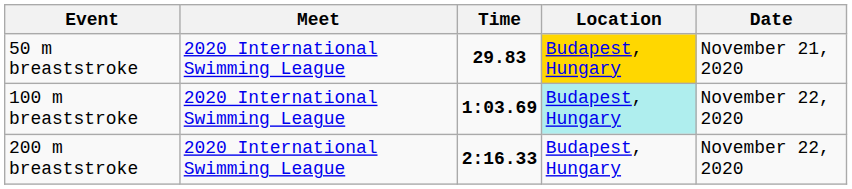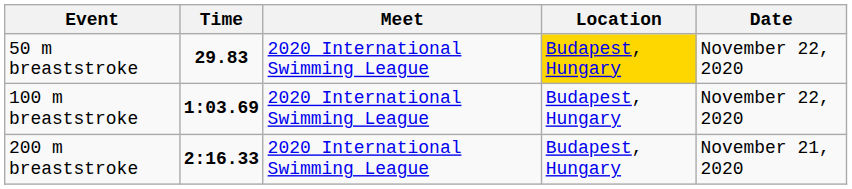columns swapped: (499, 19) <-> (318, 19)
(765, 59) November 21, 2020 -> (765, 59) November 22, 2020
(594, 109) paleturquoise background -> (594, 109) no background
(765, 159) November 22, 2020 -> (765, 159) November 21, 2020
